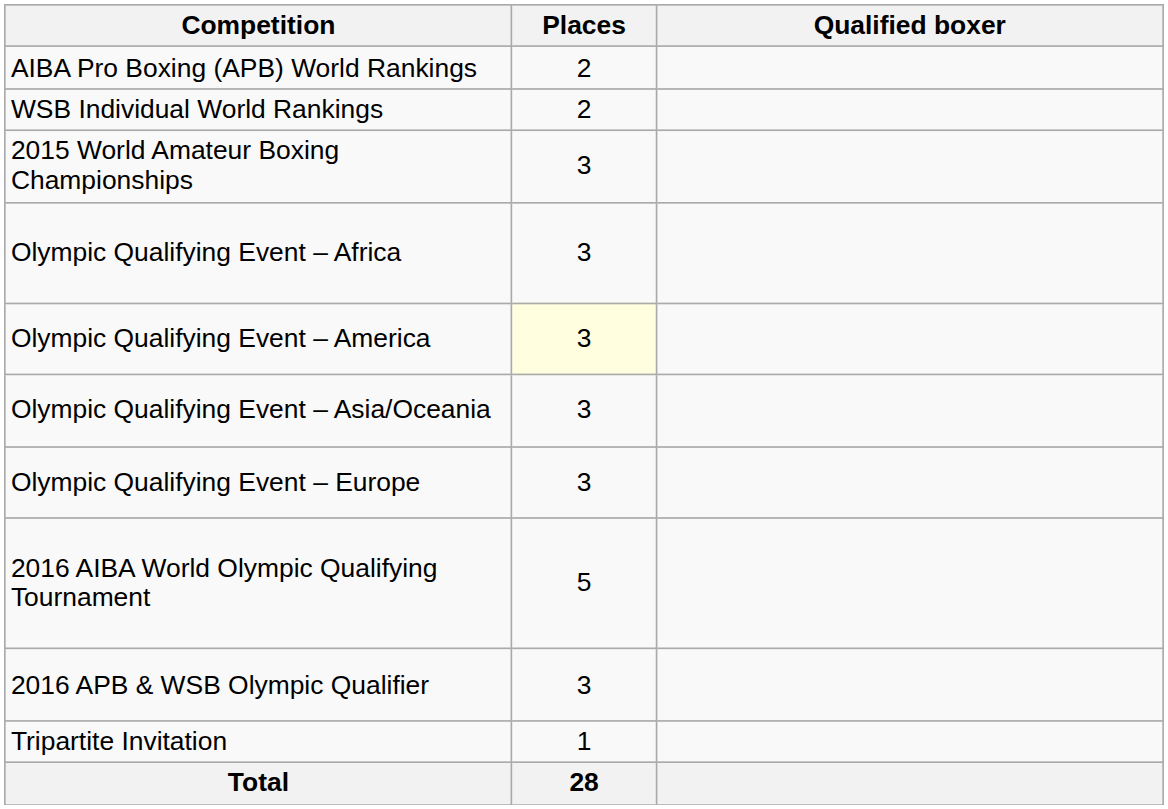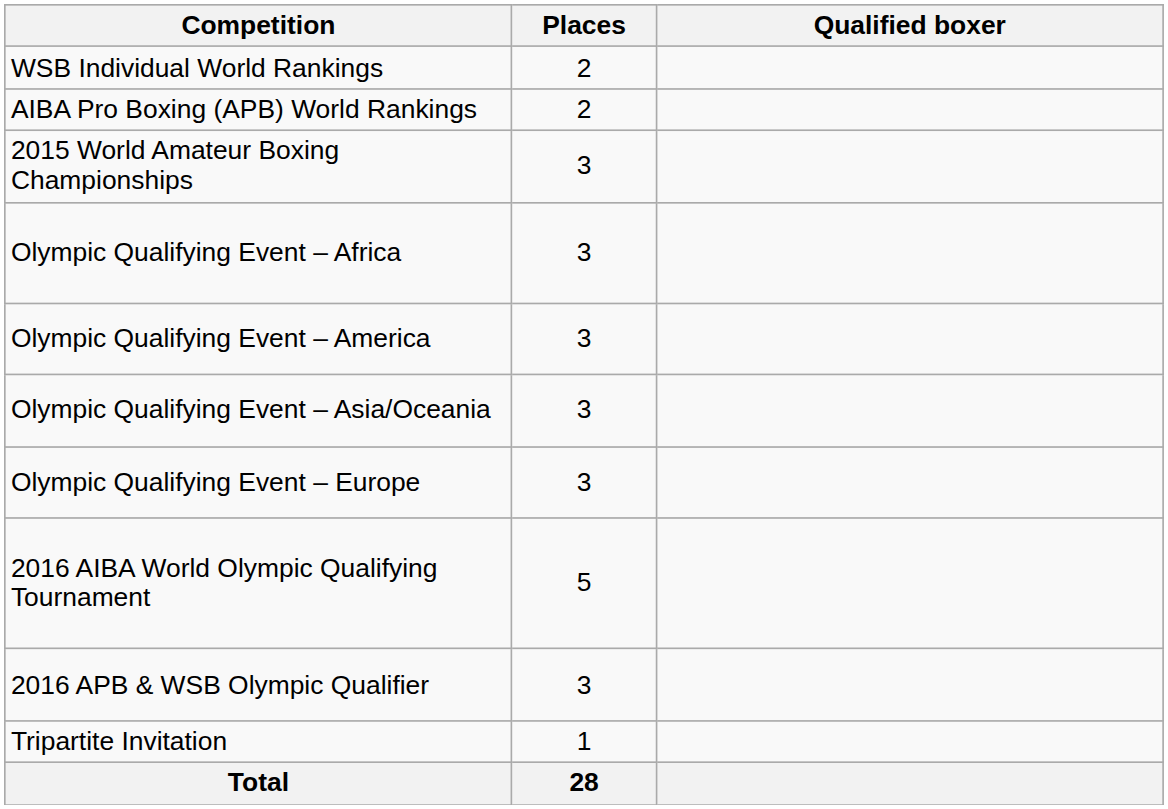rows swapped: (197, 109) <-> (244, 67)
(584, 338) lightyellow background -> (584, 338) no background
